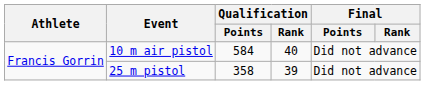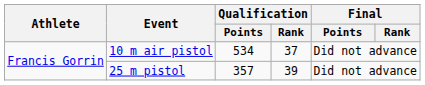(243, 51) 584 -> (243, 51) 534
(291, 51) 40 -> (291, 51) 37
(243, 70) 358 -> (243, 70) 357
